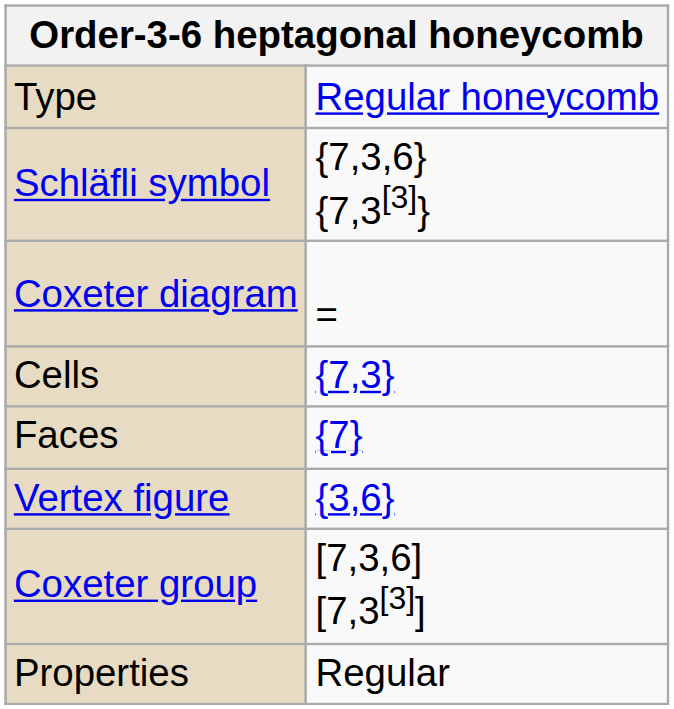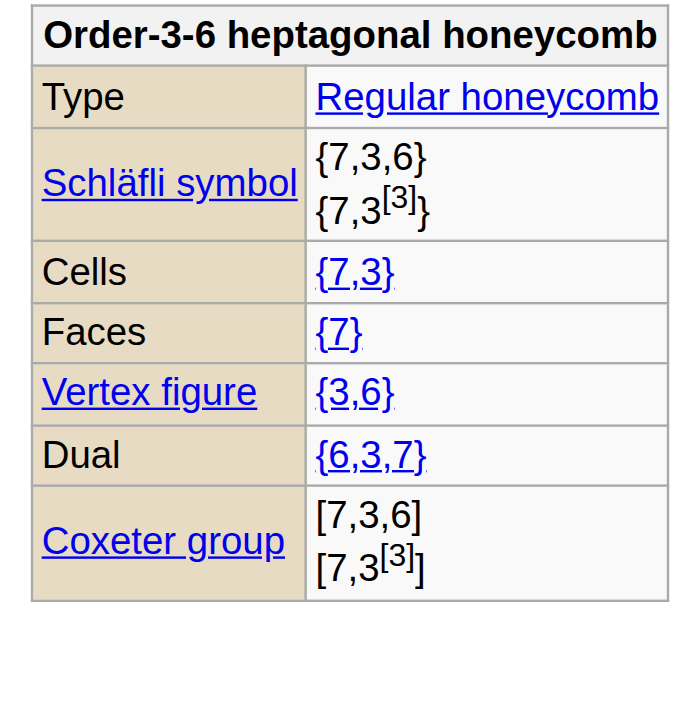- row: (156, 293)
+ row: (81, 454)
- row: (101, 672)
